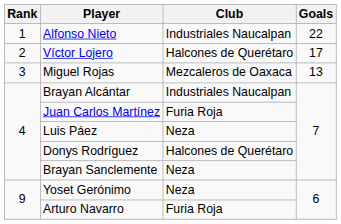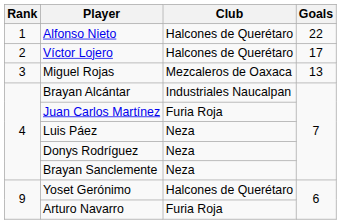(228, 33) Industriales Naucalpan -> (229, 33) Halcones de Querétaro
(229, 151) Halcones de Querétaro -> (180, 151) Neza
(180, 190) Neza -> (229, 190) Halcones de Querétaro
